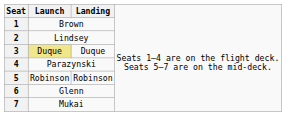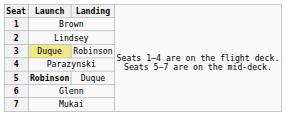(93, 51) Duque -> (93, 51) Robinson
(50, 78) normal -> (50, 78) bold
(93, 78) Robinson -> (93, 78) Duque
